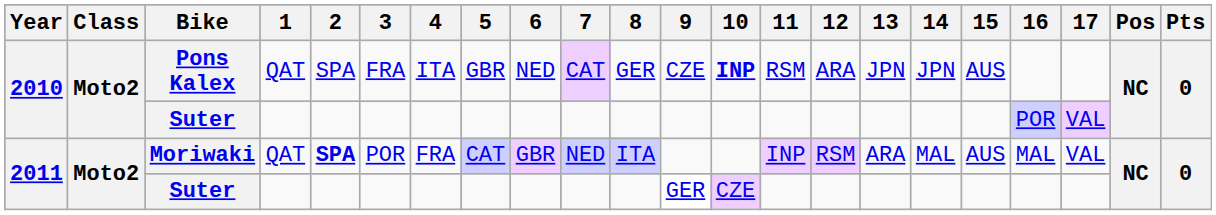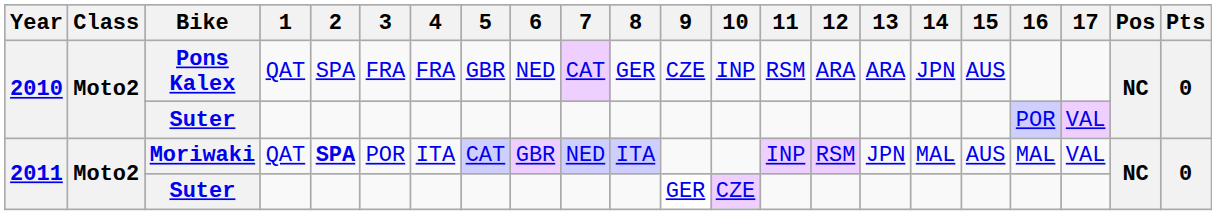(435, 71) ITA -> (435, 71) FRA
(736, 71) bold -> (736, 71) normal
(886, 71) JPN -> (886, 71) ARA
(435, 156) FRA -> (435, 156) ITA
(886, 156) ARA -> (886, 156) JPN
